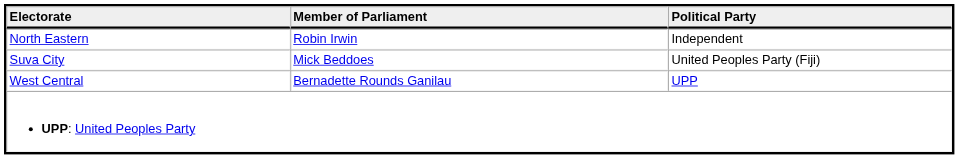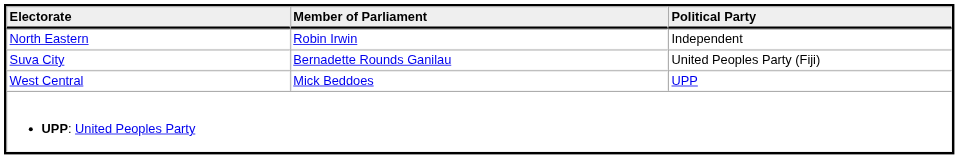(333, 60) Mick Beddoes -> (372, 60) Bernadette Rounds Ganilau
(372, 80) Bernadette Rounds Ganilau -> (333, 80) Mick Beddoes
